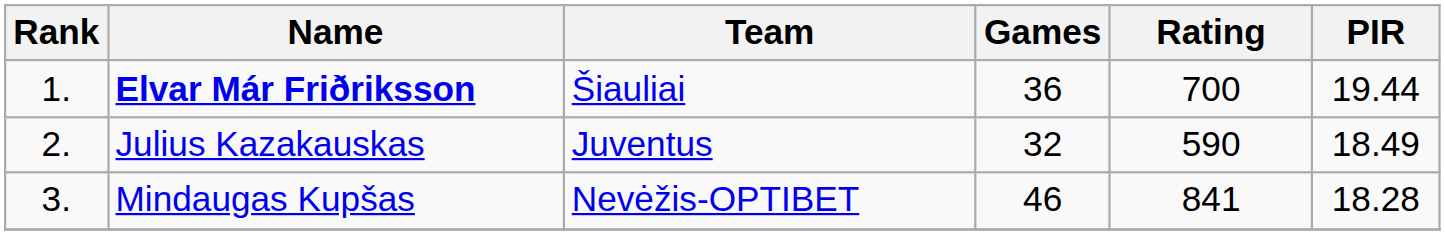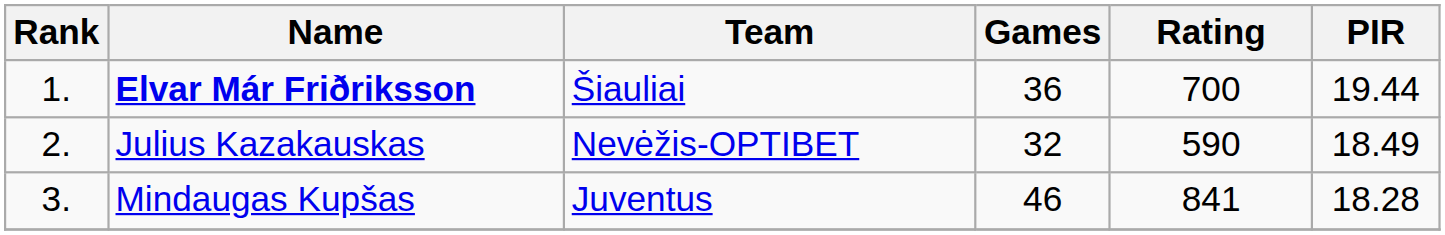(642, 144) Juventus -> (715, 144) Nevėžis-OPTIBET
(715, 199) Nevėžis-OPTIBET -> (642, 199) Juventus
